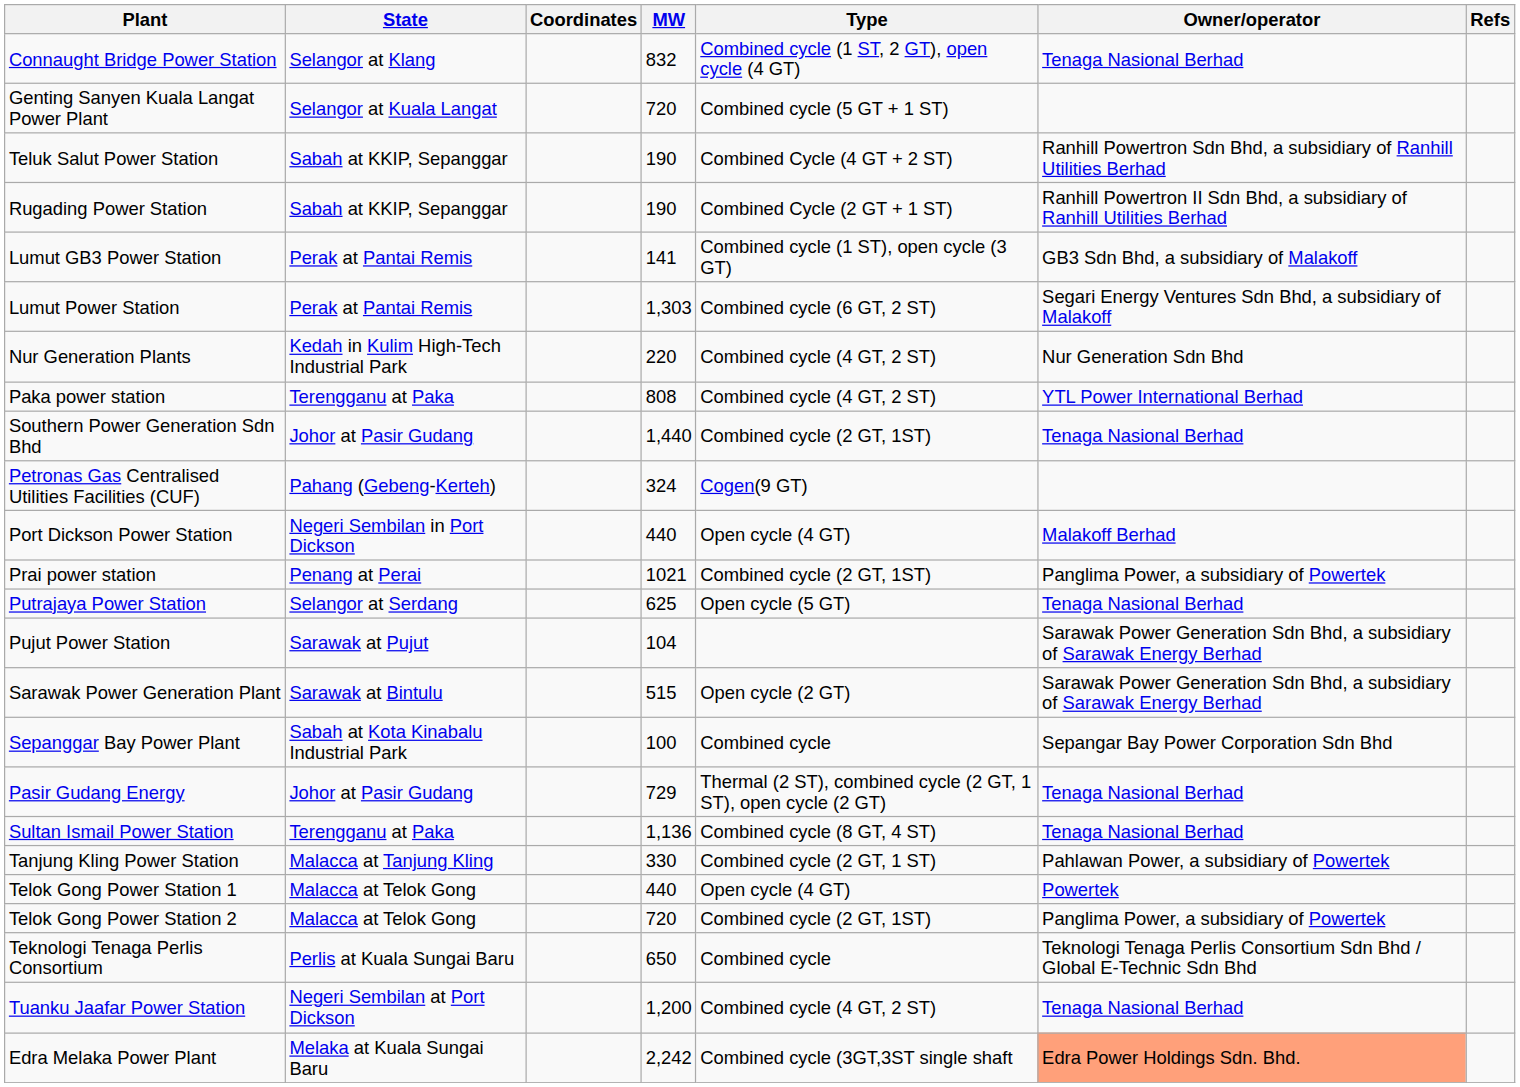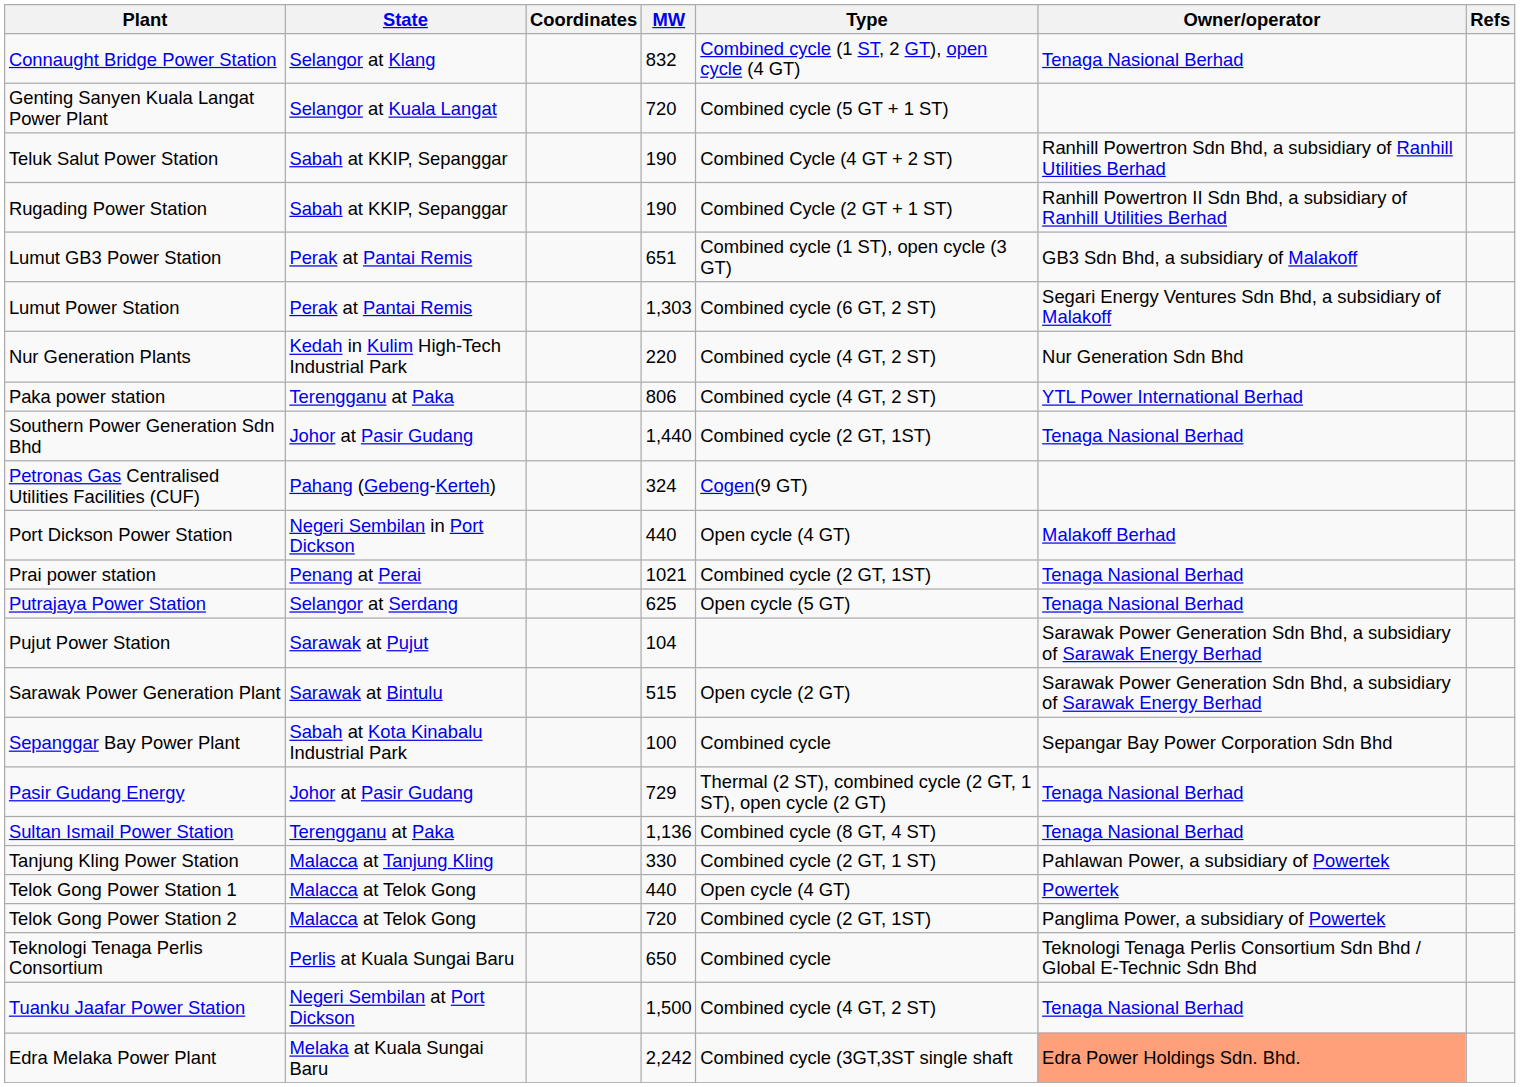(661, 257) 141 -> (661, 257) 651
(661, 396) 808 -> (661, 396) 806
(1214, 574) Panglima Power, a subsidiary of Powertek -> (1143, 574) Tenaga Nasional Berhad
(669, 1008) 1,200 -> (669, 1008) 1,500
